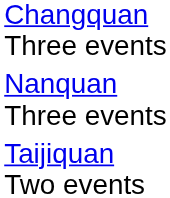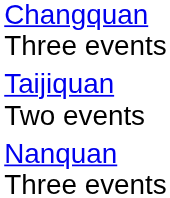rows swapped: (85, 99) <-> (75, 169)
